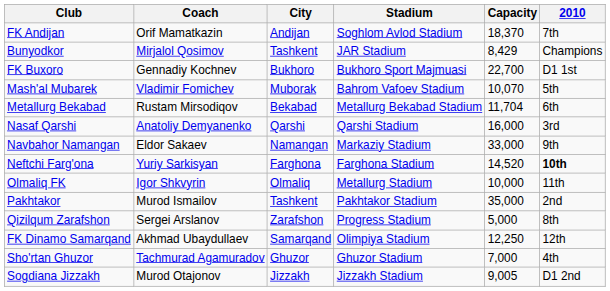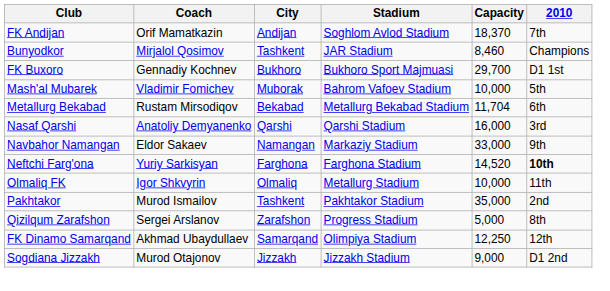(502, 51) 8,429 -> (489, 51) 8,460
(506, 70) 22,700 -> (493, 70) 29,700
(506, 88) 10,070 -> (493, 88) 10,000
- row: (50, 257)
(502, 276) 9,005 -> (489, 257) 9,000
